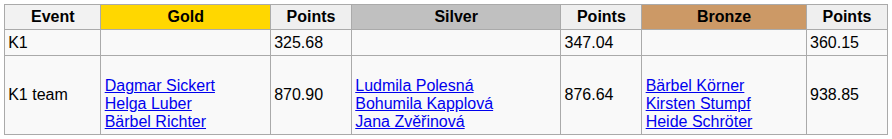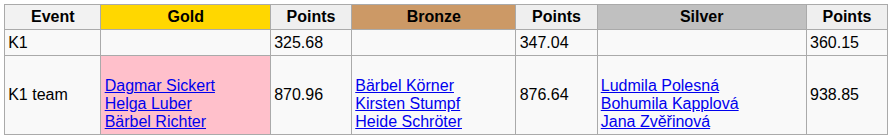columns swapped: (456, 17) <-> (724, 17)
(160, 103) no background -> (160, 103) pink background
(299, 94) 870.90 -> (299, 94) 870.96
